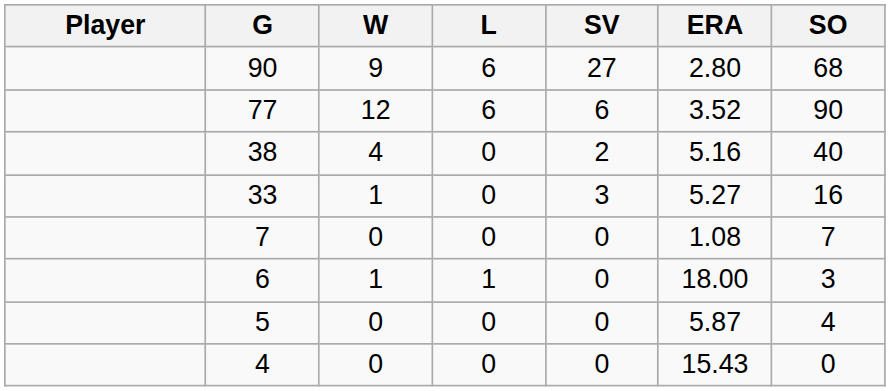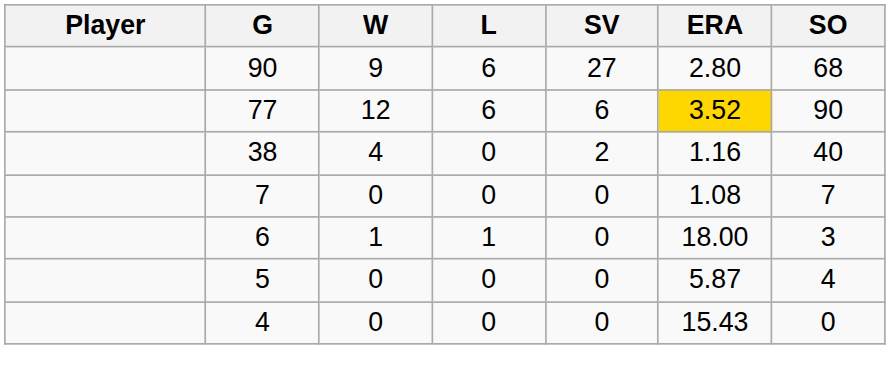(715, 110) no background -> (715, 110) gold background
(715, 152) 5.16 -> (715, 152) 1.16
- row: (263, 195)
